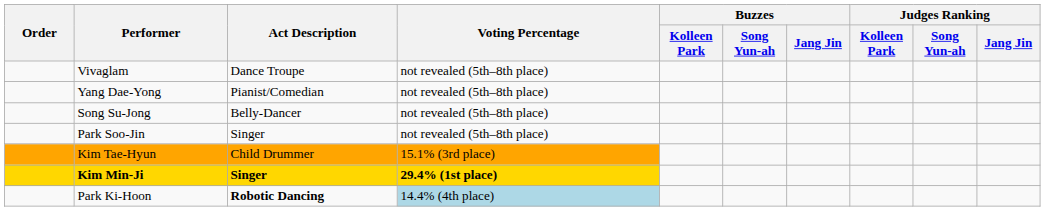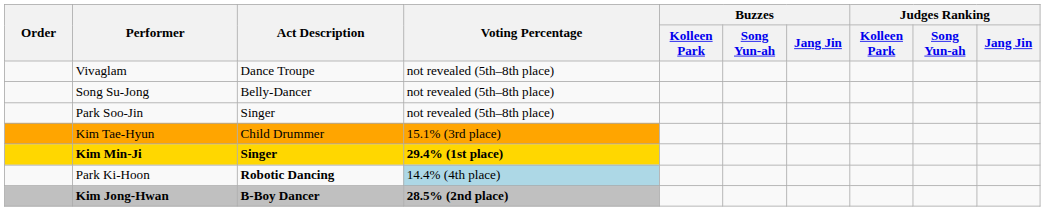- row: (119, 92)
+ row: (122, 196)
